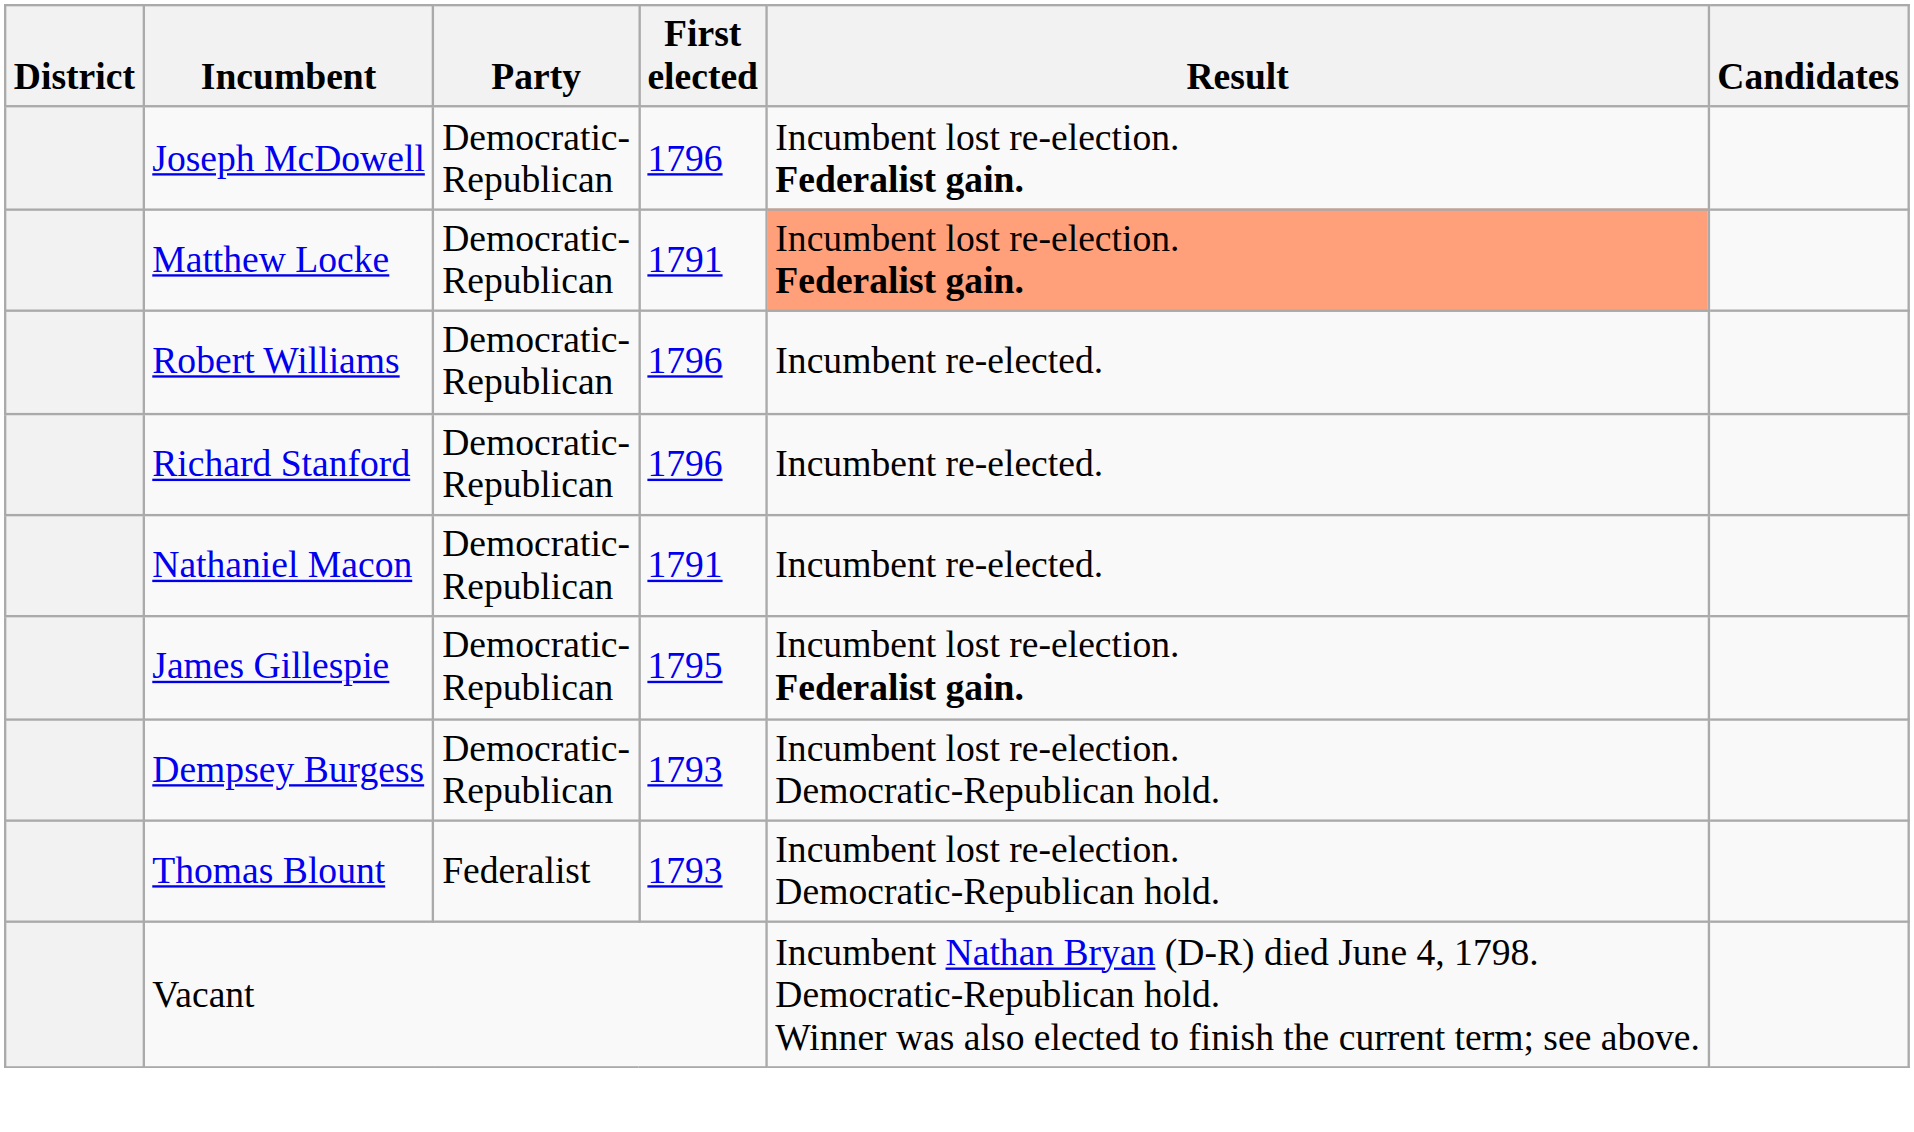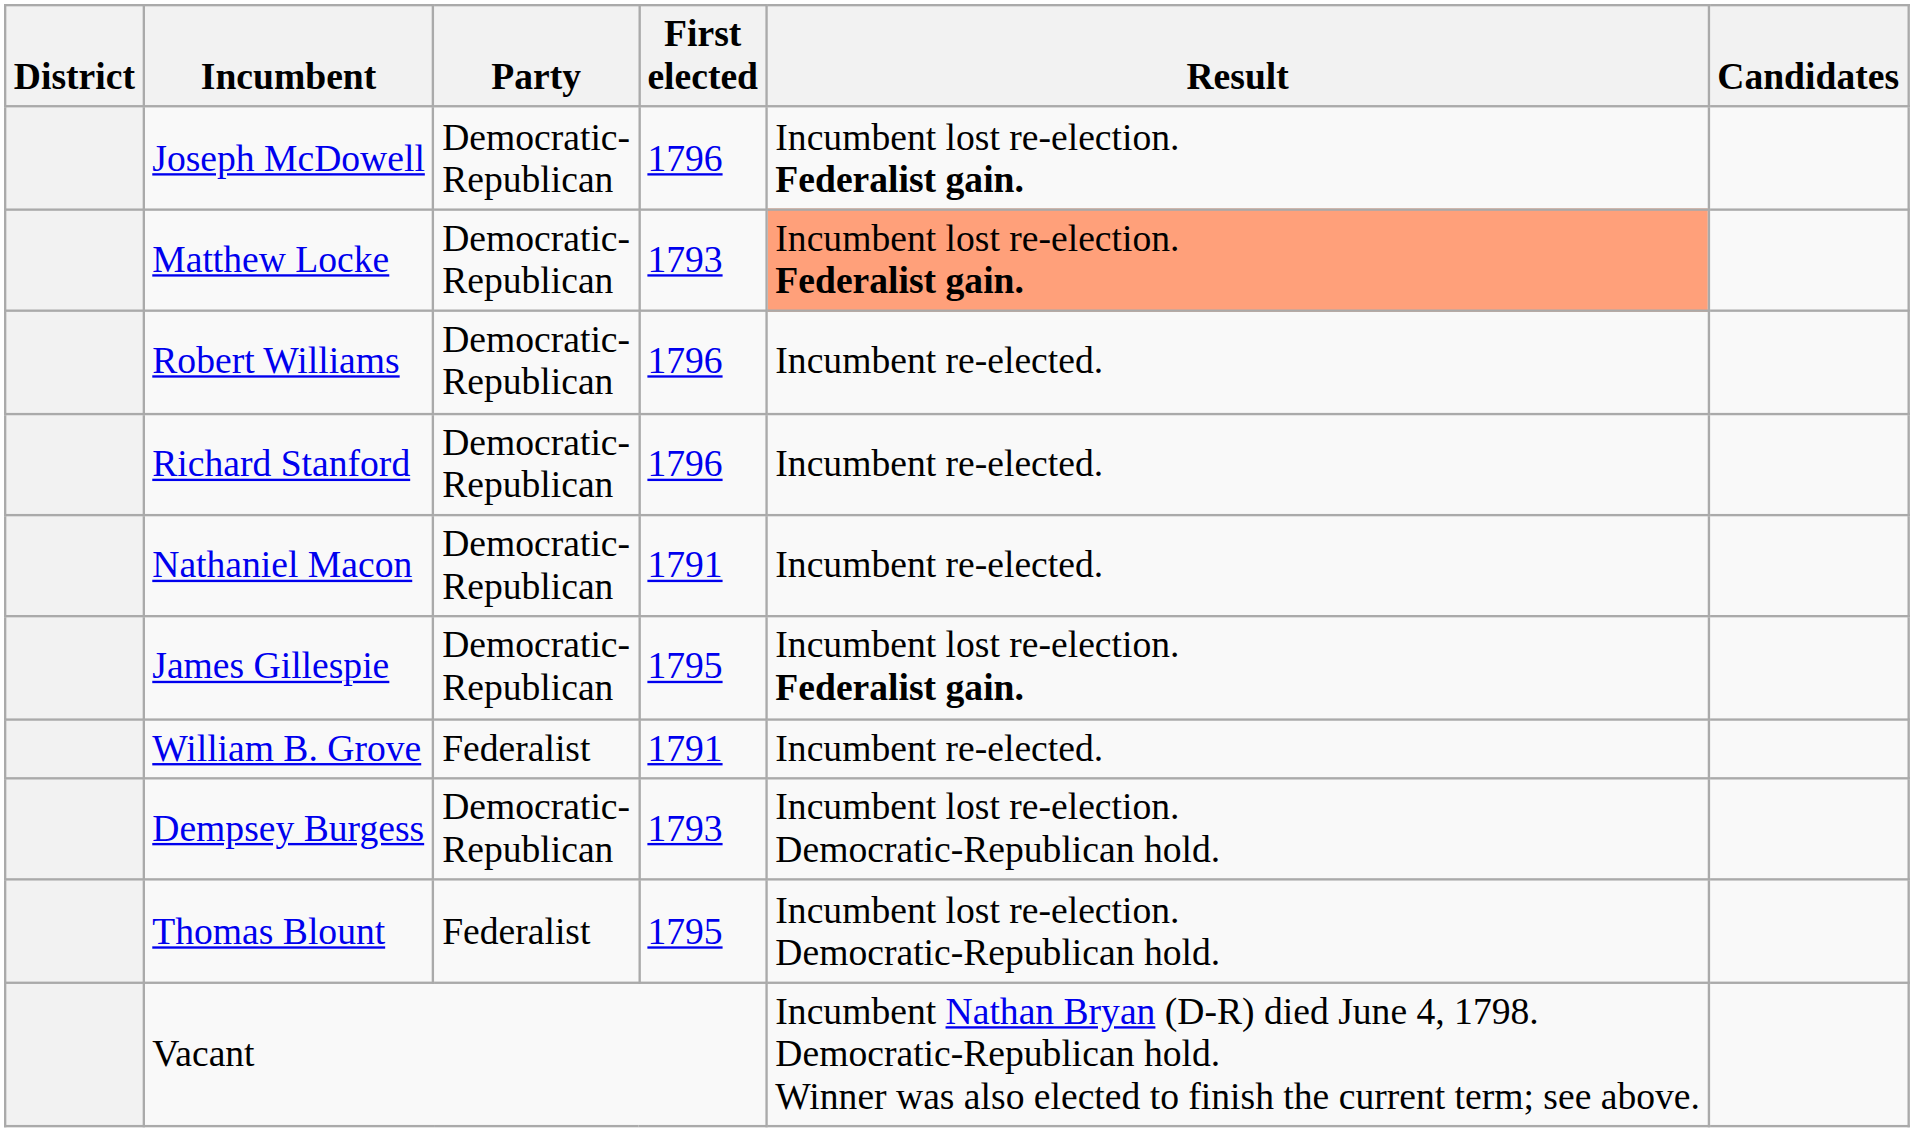(685, 259) 1791 -> (685, 259) 1793
+ row: (287, 747)
(685, 870) 1793 -> (685, 930) 1795
